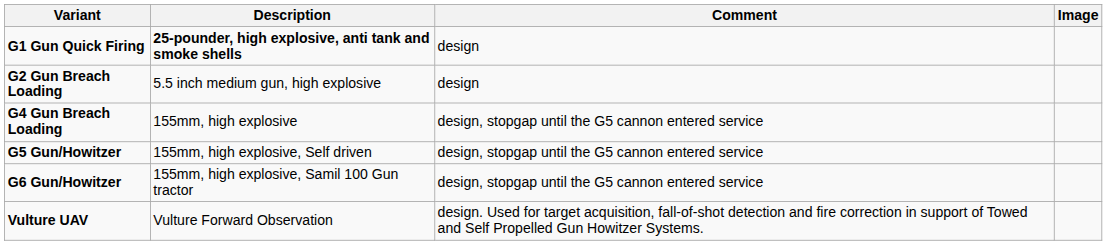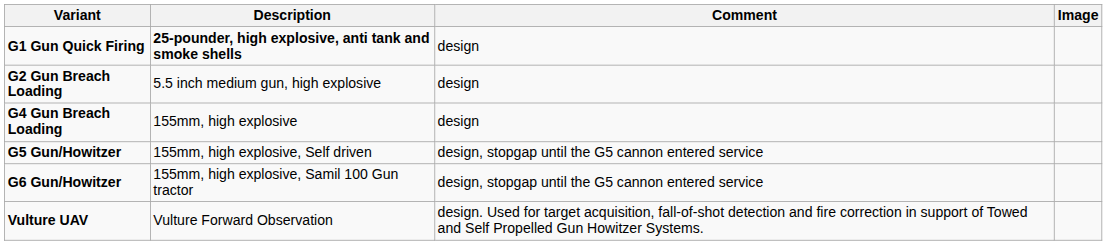(600, 122) design, stopgap until the G5 cannon entered service -> (458, 122) design
